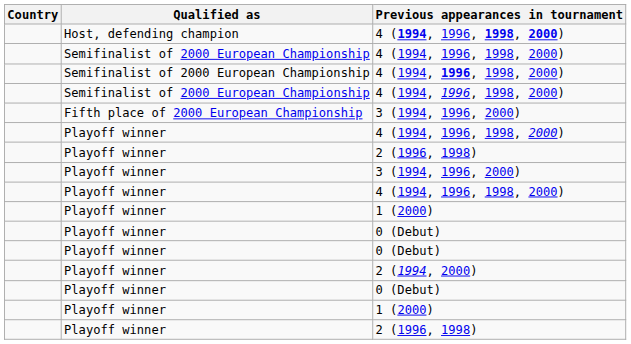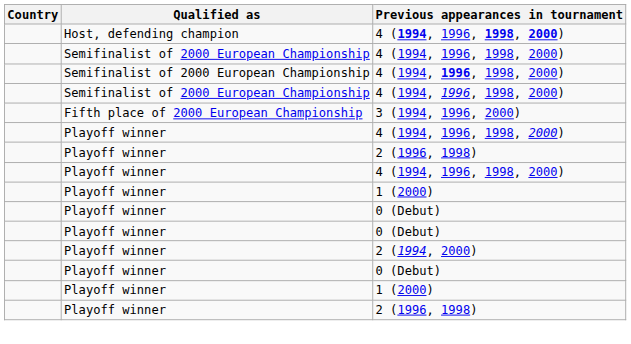- row: (115, 172)
